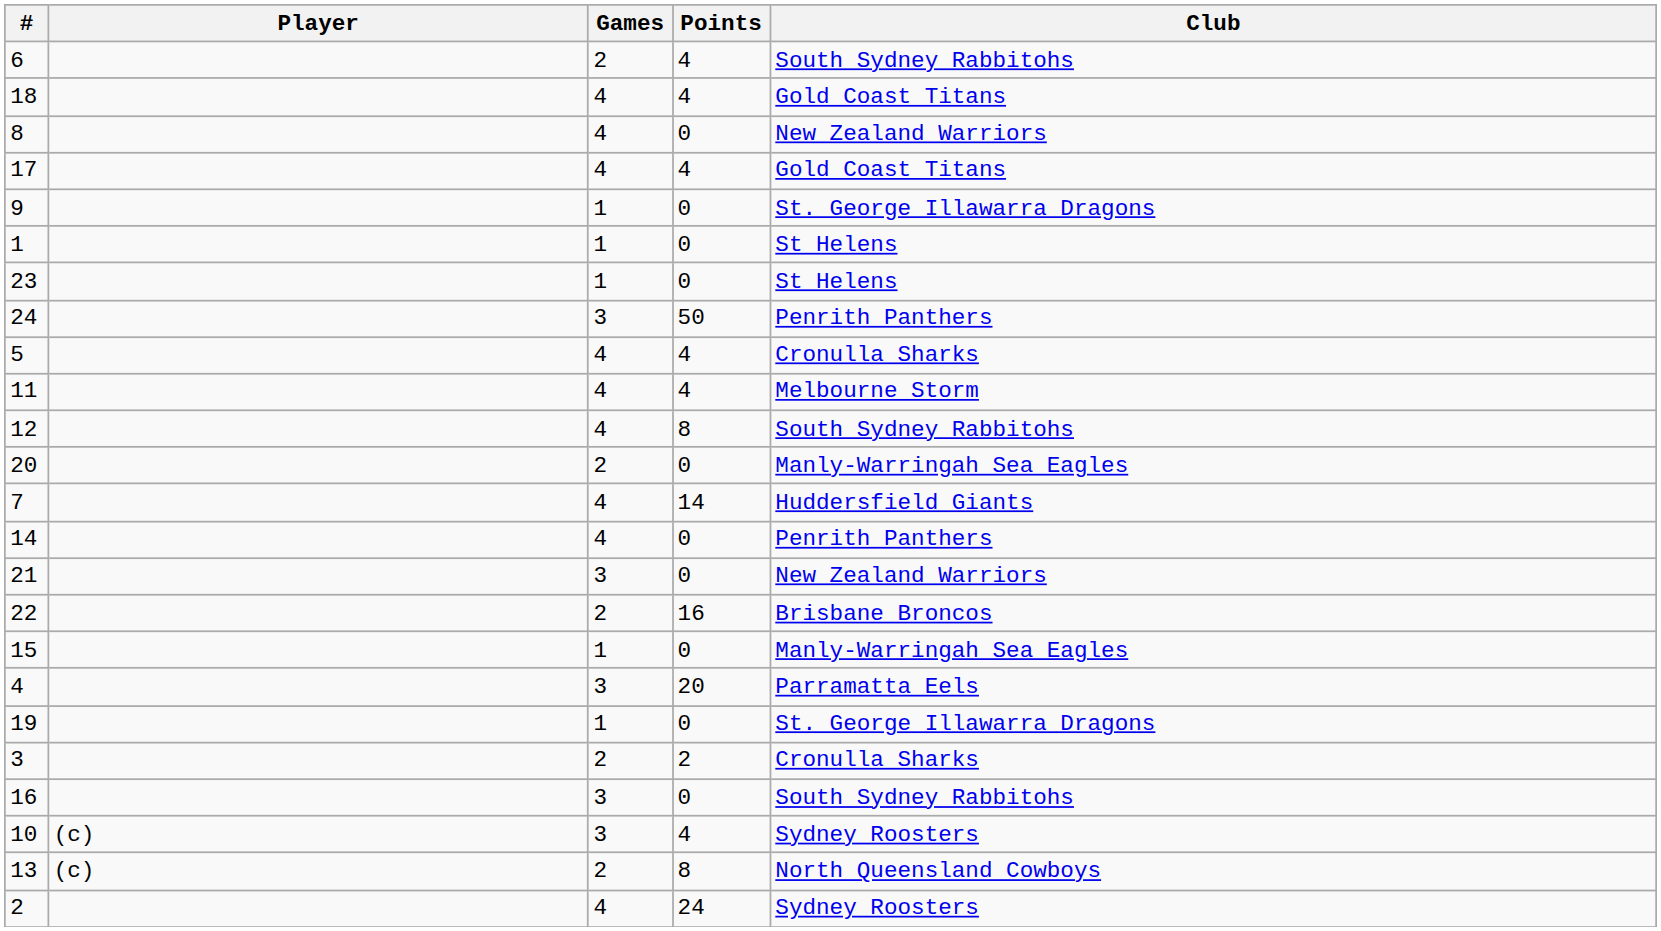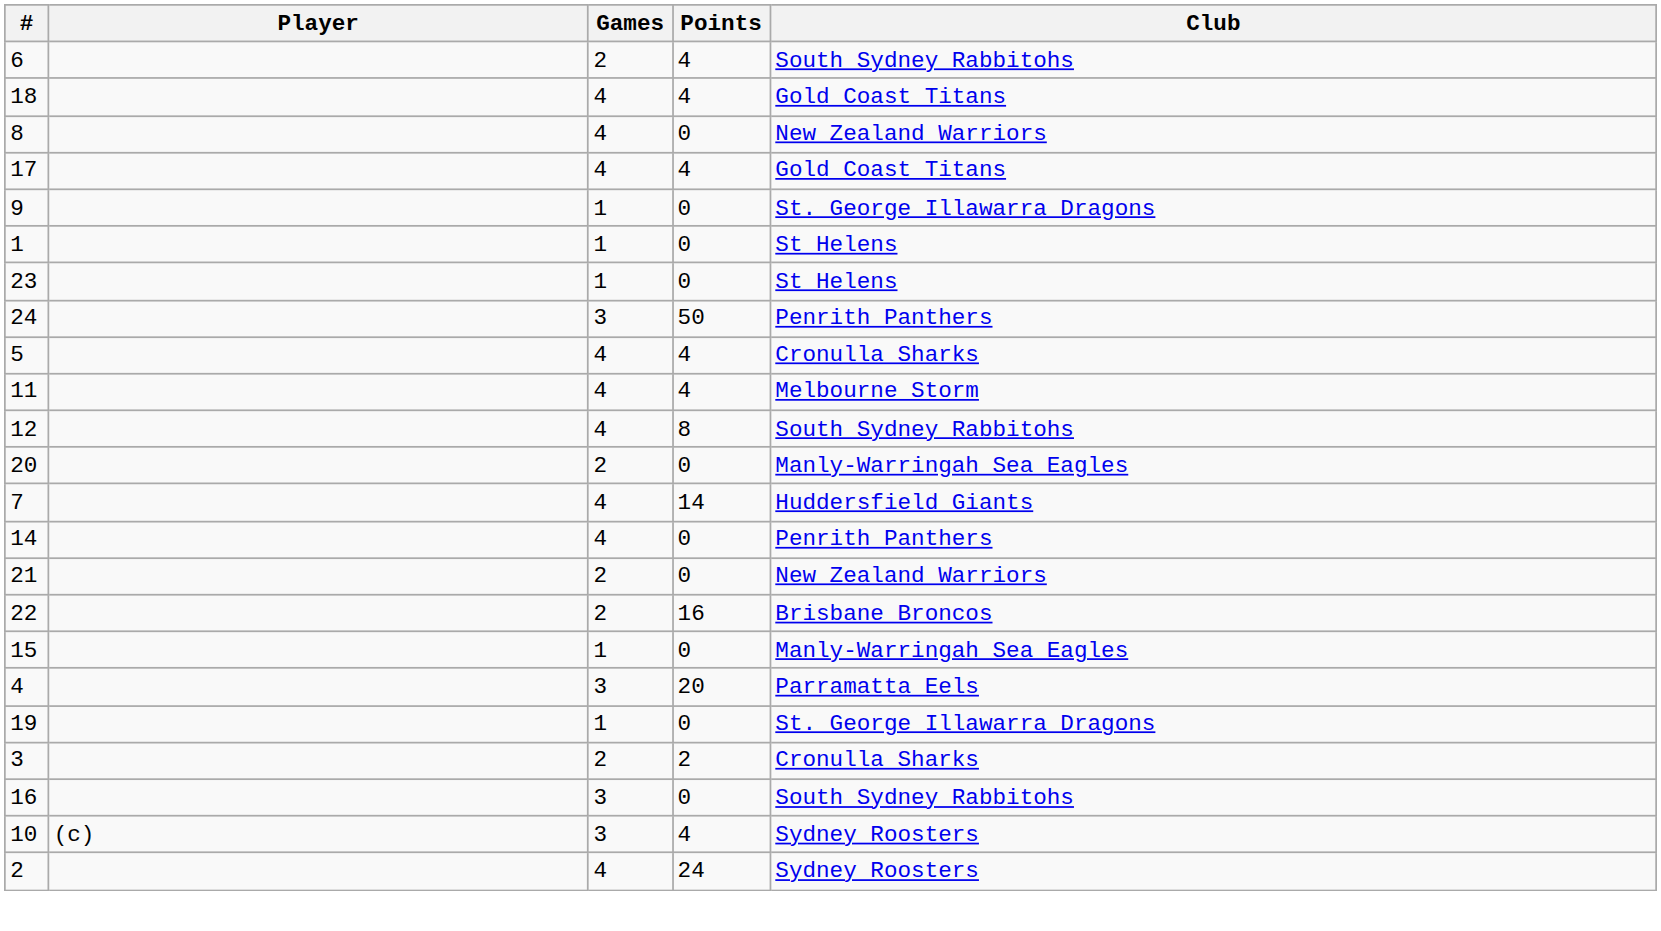(600, 576) 3 -> (600, 576) 2
- row: (24, 871)
